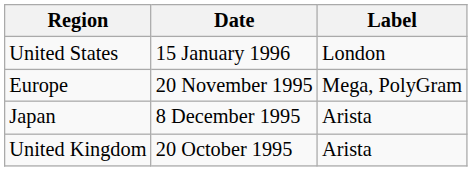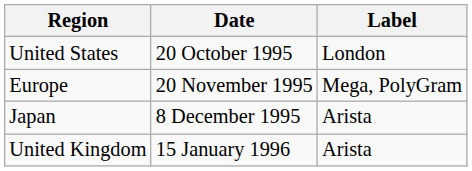(223, 52) 15 January 1996 -> (224, 52) 20 October 1995
(224, 149) 20 October 1995 -> (223, 149) 15 January 1996
